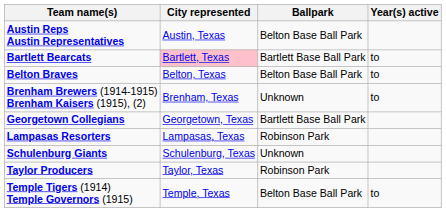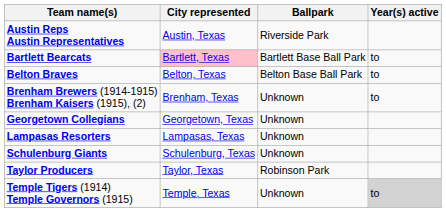(311, 35) Belton Base Ball Park -> (294, 35) Riverside Park
(313, 120) Bartlett Base Ball Park -> (282, 120) Unknown
(295, 137) Robinson Park -> (282, 137) Unknown
(311, 193) Belton Base Ball Park -> (282, 193) Unknown
(375, 193) no background -> (375, 193) lightgrey background
